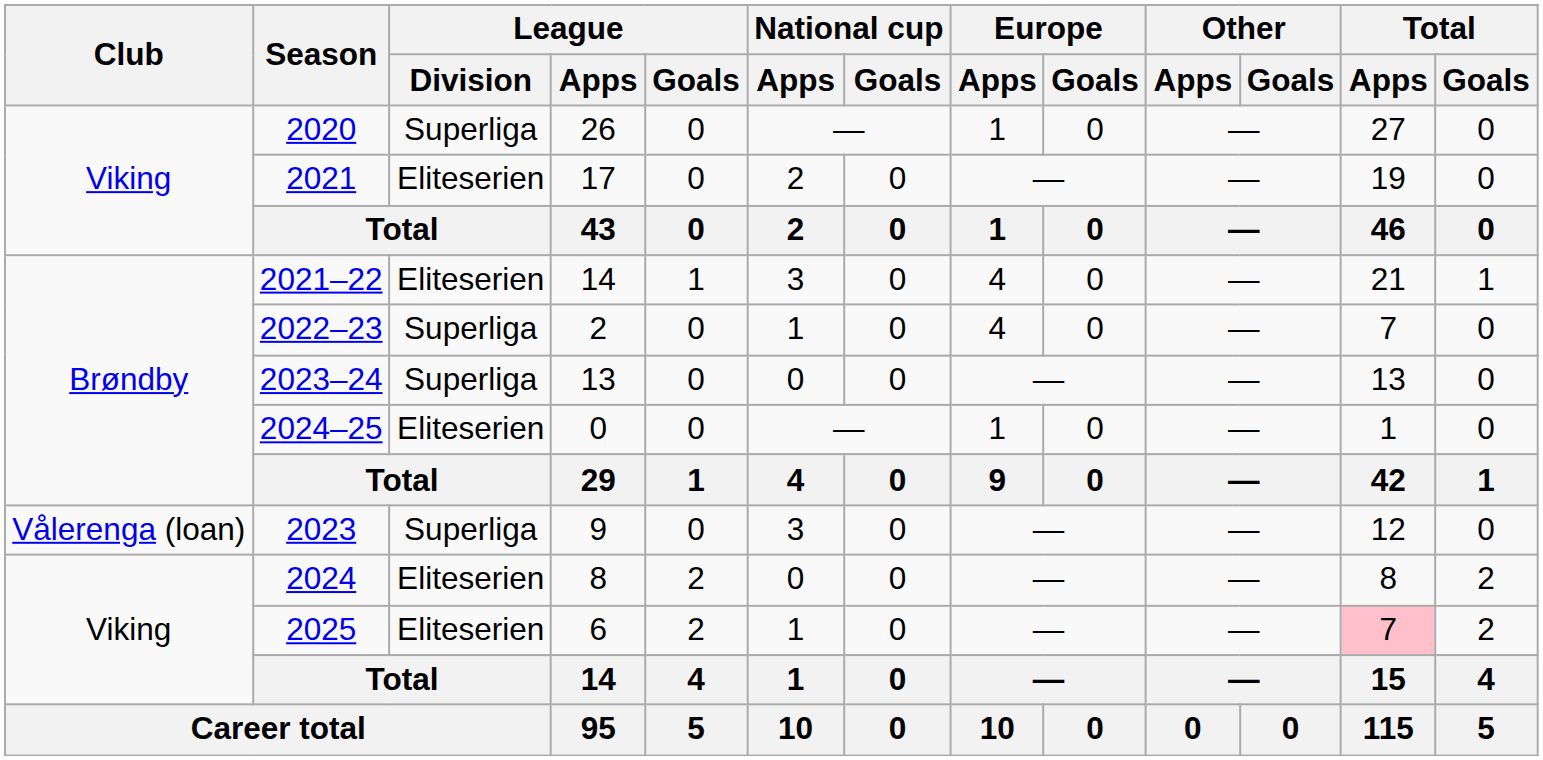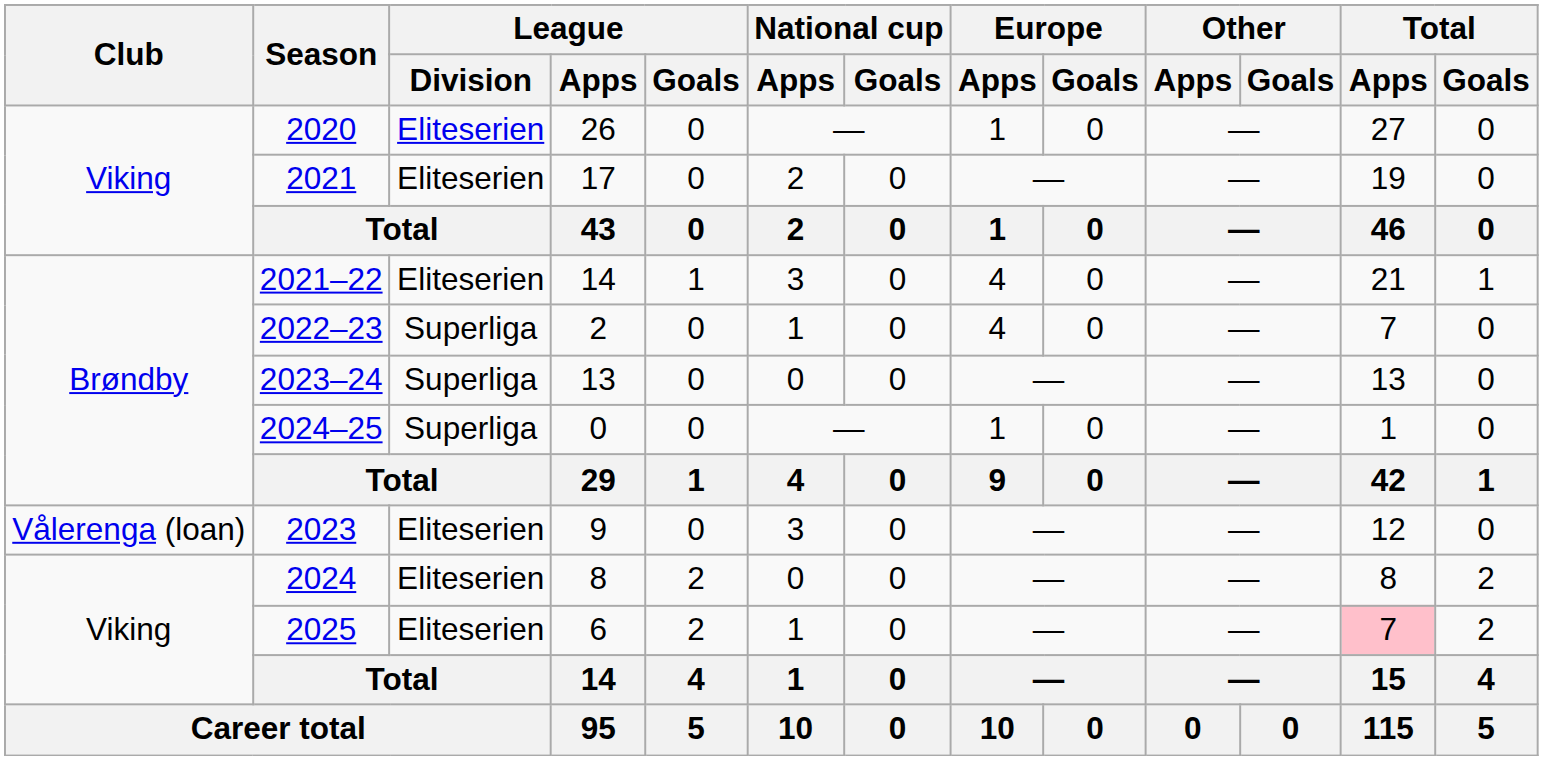(471, 129) Superliga -> (471, 129) Eliteserien
(471, 429) Eliteserien -> (471, 429) Superliga
(471, 529) Superliga -> (471, 529) Eliteserien
